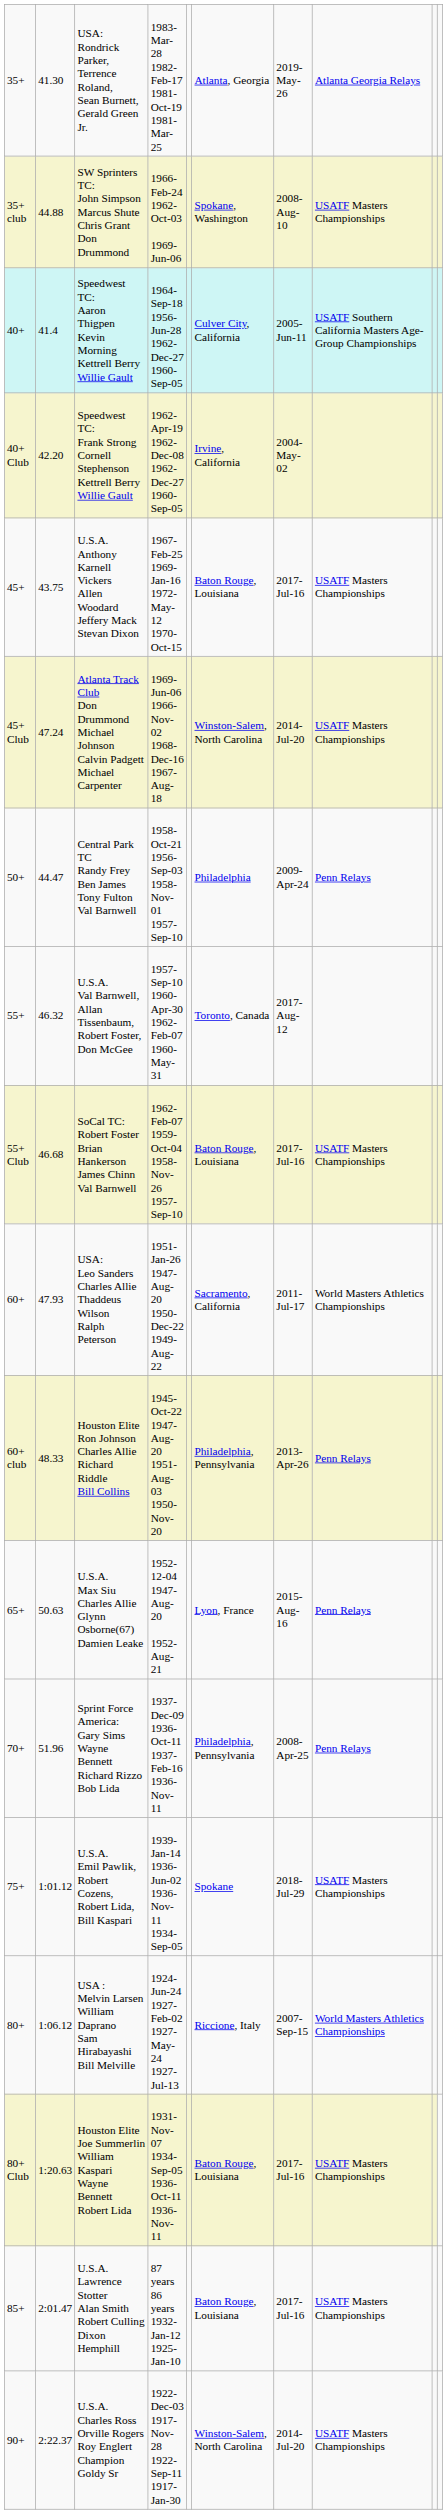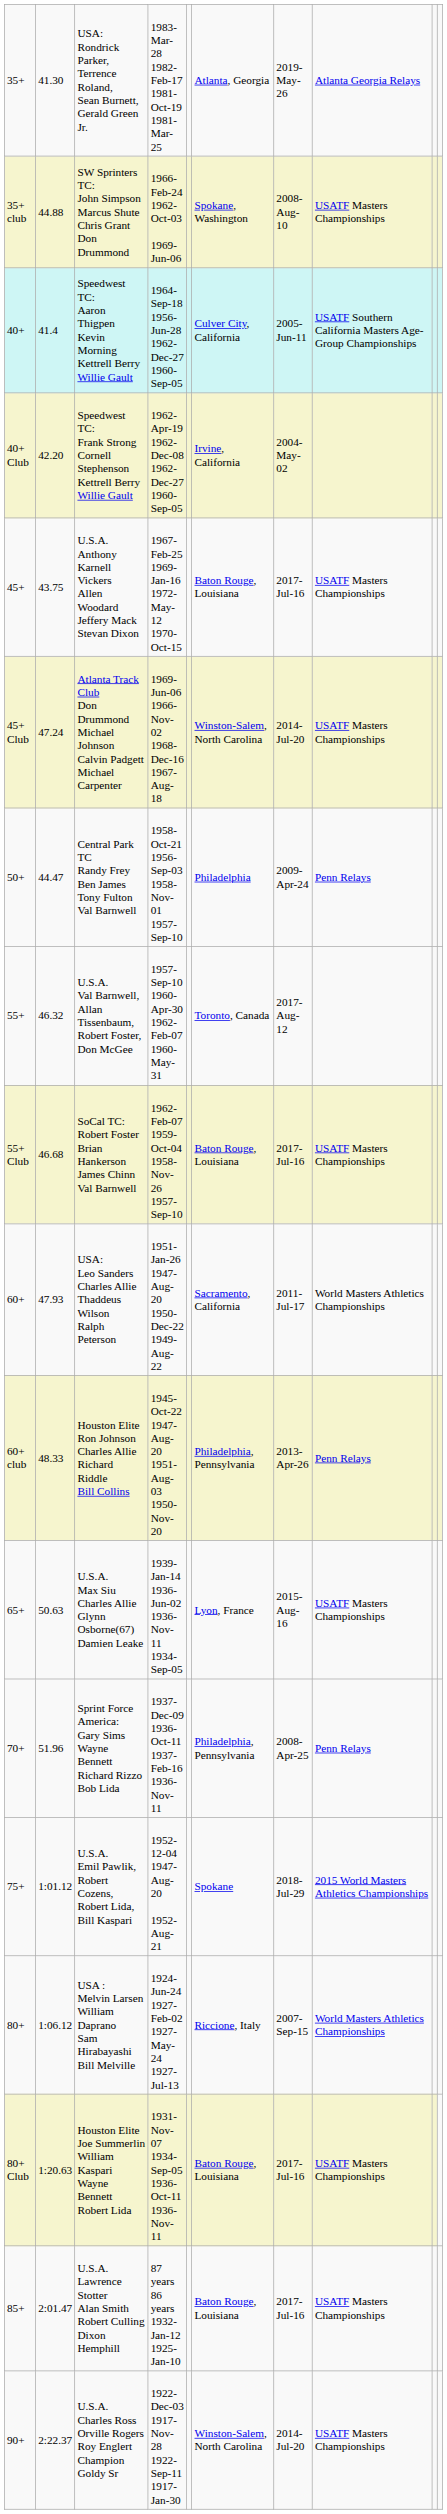(164, 1616) 1952-12-04 1947-Aug-20 1952-Aug-21 -> (167, 1616) 1939-Jan-14 1936-Jun-02 1936-Nov-11 1934-Sep-05
(343, 1609) Penn Relays -> (351, 1609) USATF Masters Championships
(167, 1893) 1939-Jan-14 1936-Jun-02 1936-Nov-11 1934-Sep-05 -> (164, 1893) 1952-12-04 1947-Aug-20 1952-Aug-21
(351, 1886) USATF Masters Championships -> (372, 1886) 2015 World Masters Athletics Championships
